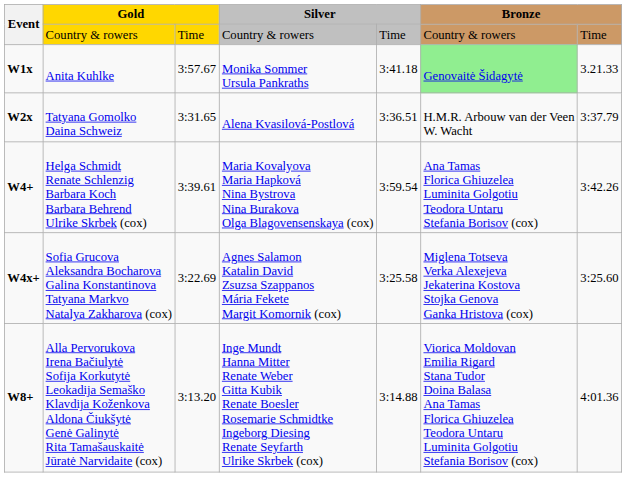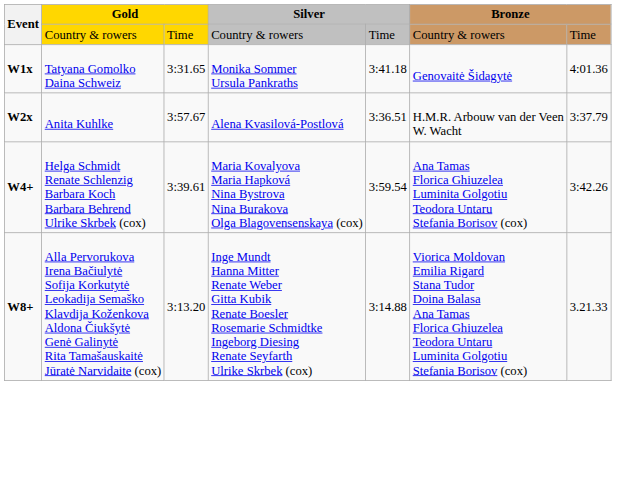(80, 75) Anita Kuhlke -> (90, 75) Tatyana Gomolko Daina Schweiz
(197, 68) 3:57.67 -> (186, 68) 3:31.65
(473, 75) lightgreen background -> (462, 75) no background
(599, 68) 3.21.33 -> (589, 68) 4:01.36
(91, 124) Tatyana Gomolko Daina Schweiz -> (79, 124) Anita Kuhlke
(197, 117) 3:31.65 -> (186, 117) 3:57.67
- row: (24, 278)
(600, 397) 4:01.36 -> (589, 306) 3.21.33
